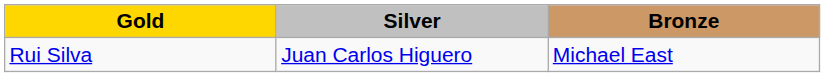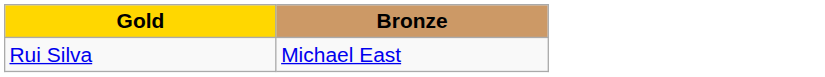- column: (412, 21)
